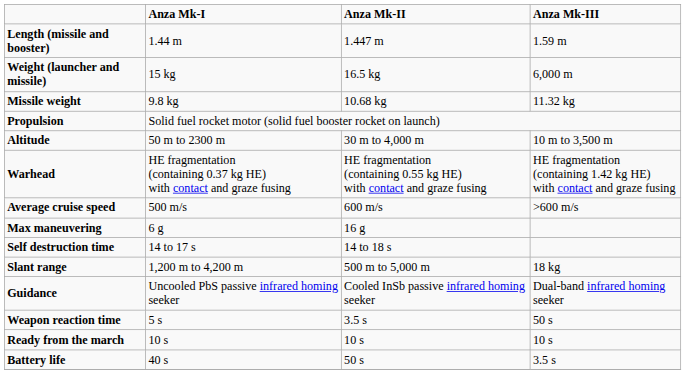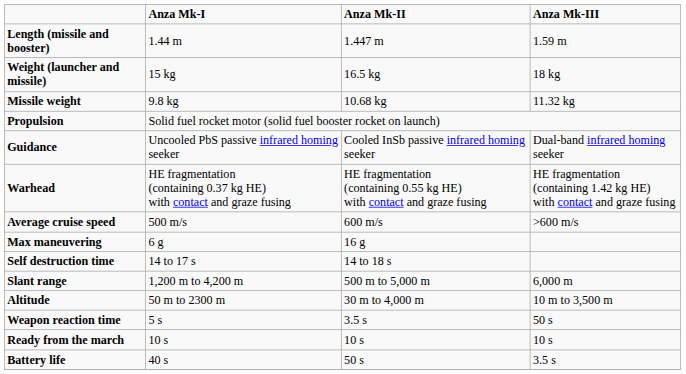(553, 74) 6,000 m -> (547, 74) 18 kg
rows swapped: (32, 293) <-> (28, 140)
(547, 266) 18 kg -> (553, 280) 6,000 m
